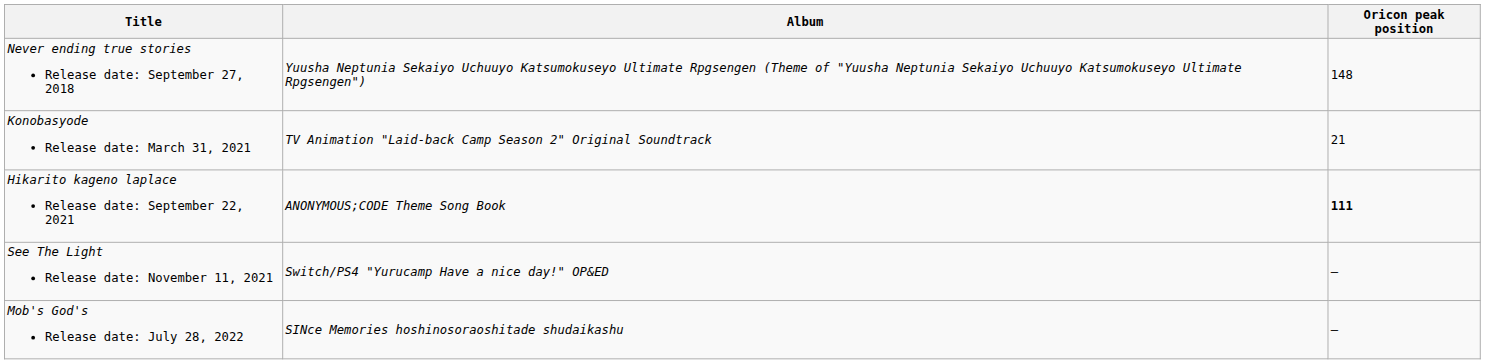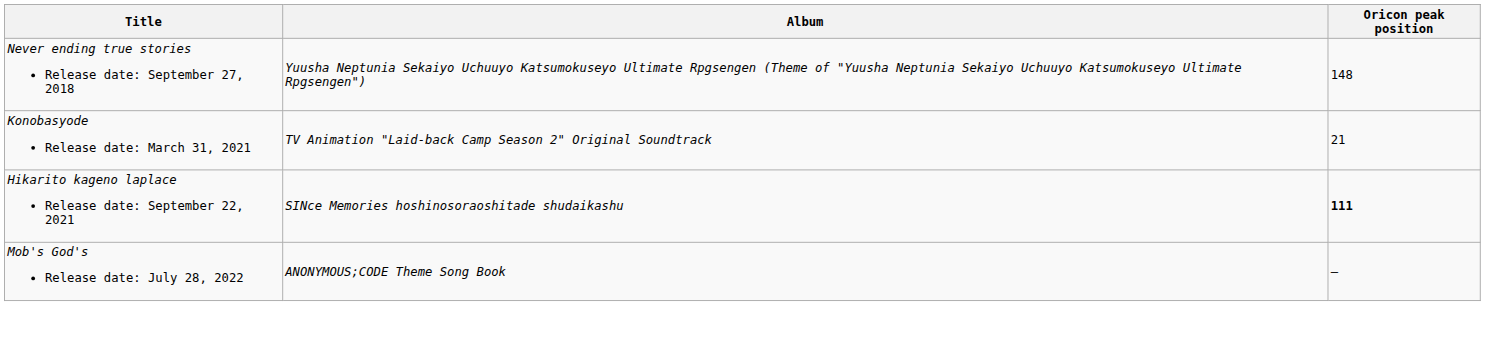(396, 206) ANONYMOUS;CODE Theme Song Book -> (454, 206) SINce Memories hoshinosoraoshitade shudaikashu
- row: (143, 265)
(454, 330) SINce Memories hoshinosoraoshitade shudaikashu -> (396, 271) ANONYMOUS;CODE Theme Song Book
